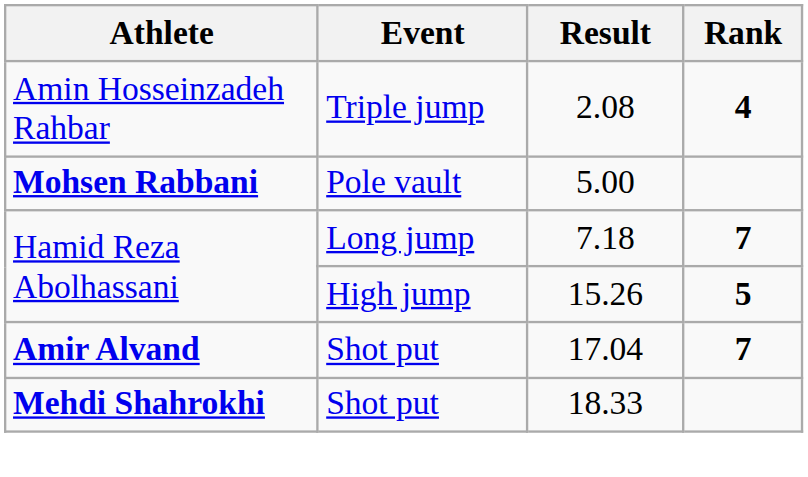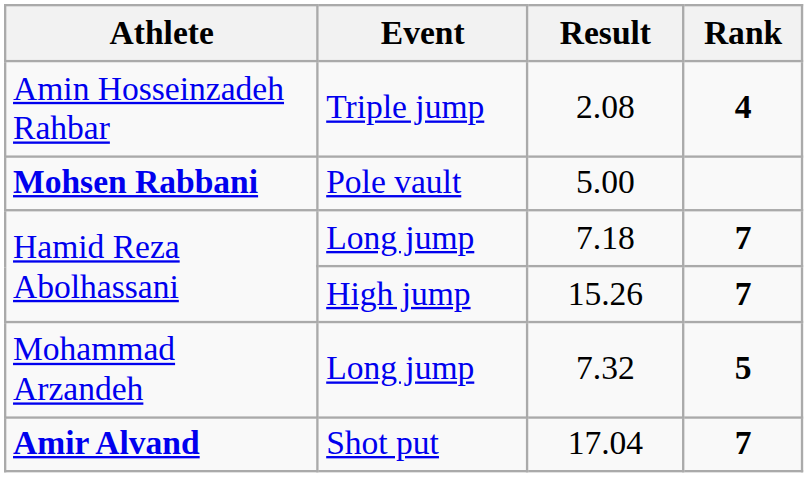(743, 293) 5 -> (743, 293) 7
+ row: (605, 368)
- row: (605, 404)
